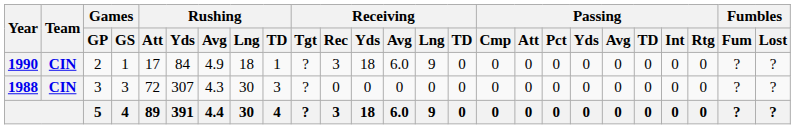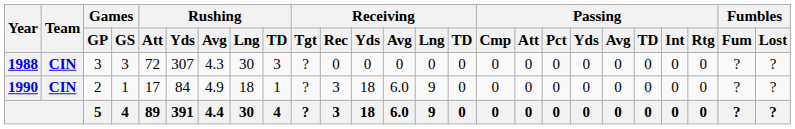rows swapped: (23, 87) <-> (23, 64)
